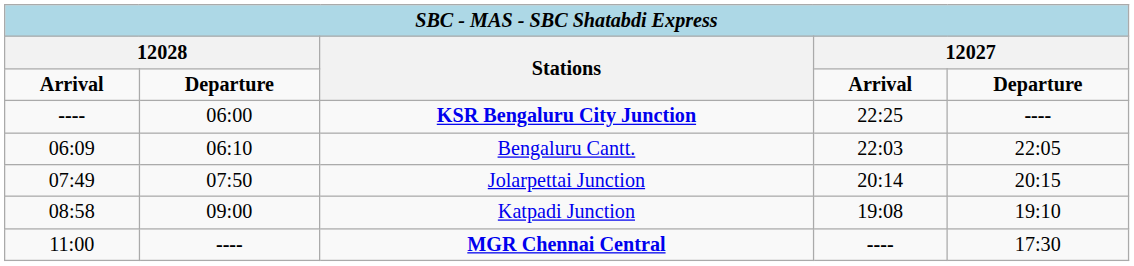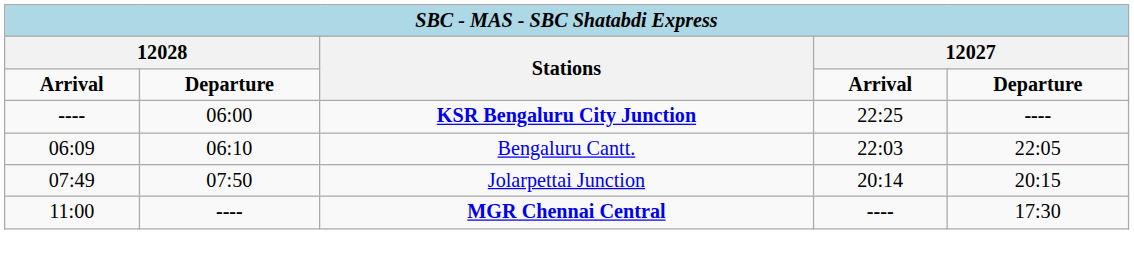- row: (566, 212)
